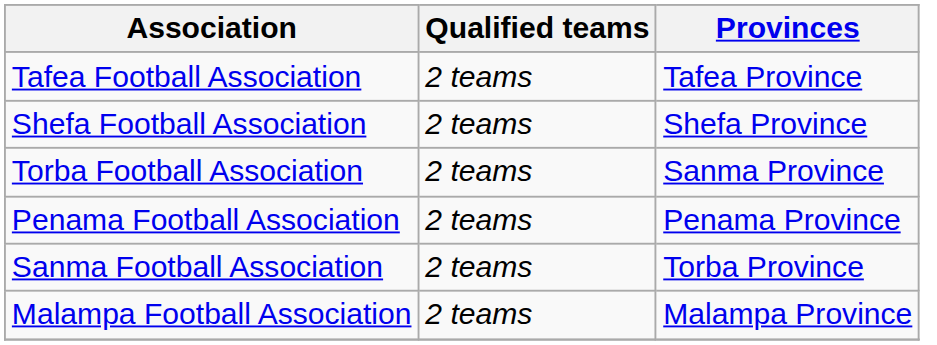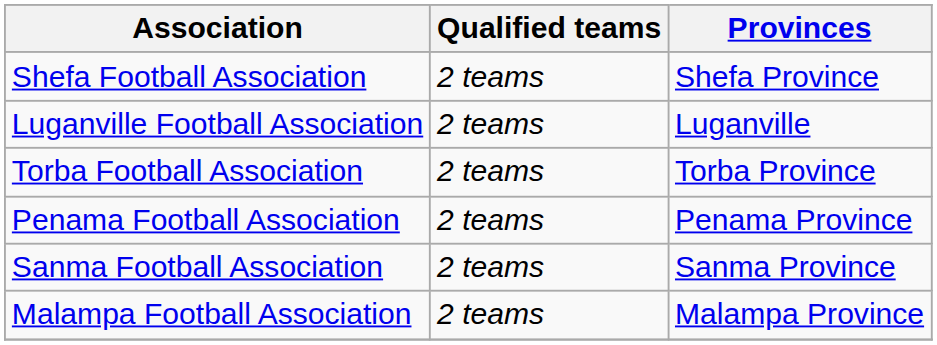- row: (187, 76)
+ row: (218, 123)
(774, 171) Sanma Province -> (775, 171) Torba Province
(764, 266) Torba Province -> (785, 266) Sanma Province
